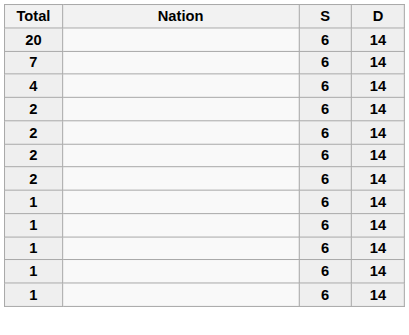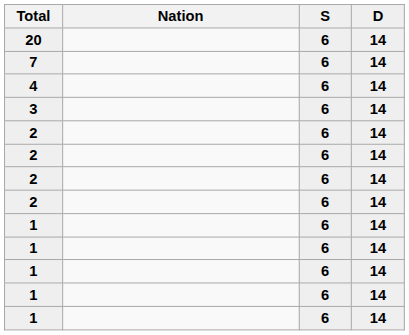+ row: (33, 109)
